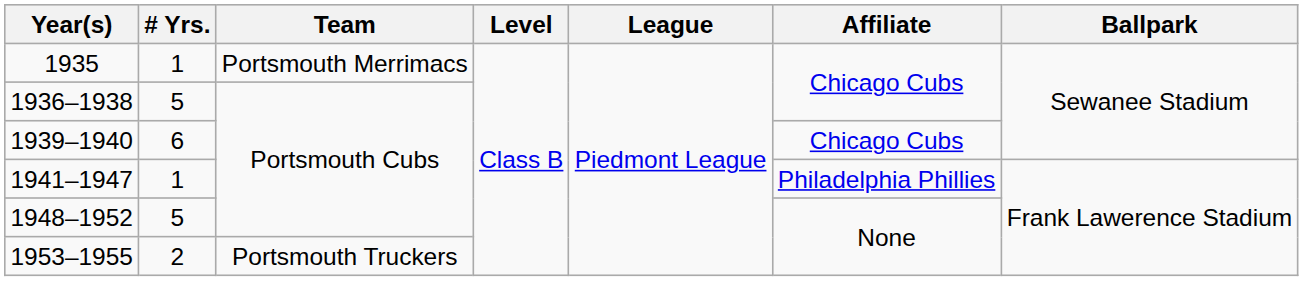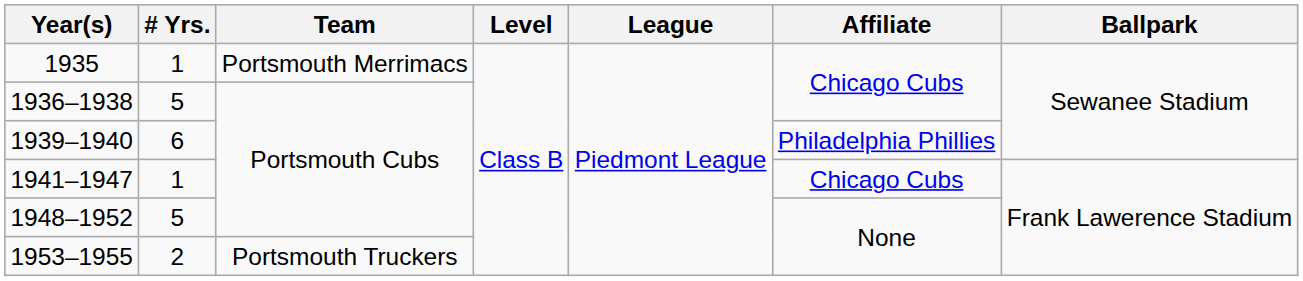(887, 141) Chicago Cubs -> (887, 141) Philadelphia Phillies
(887, 179) Philadelphia Phillies -> (887, 179) Chicago Cubs
